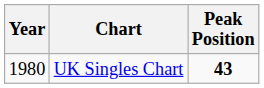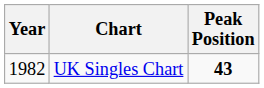(27, 68) 1980 -> (27, 68) 1982
